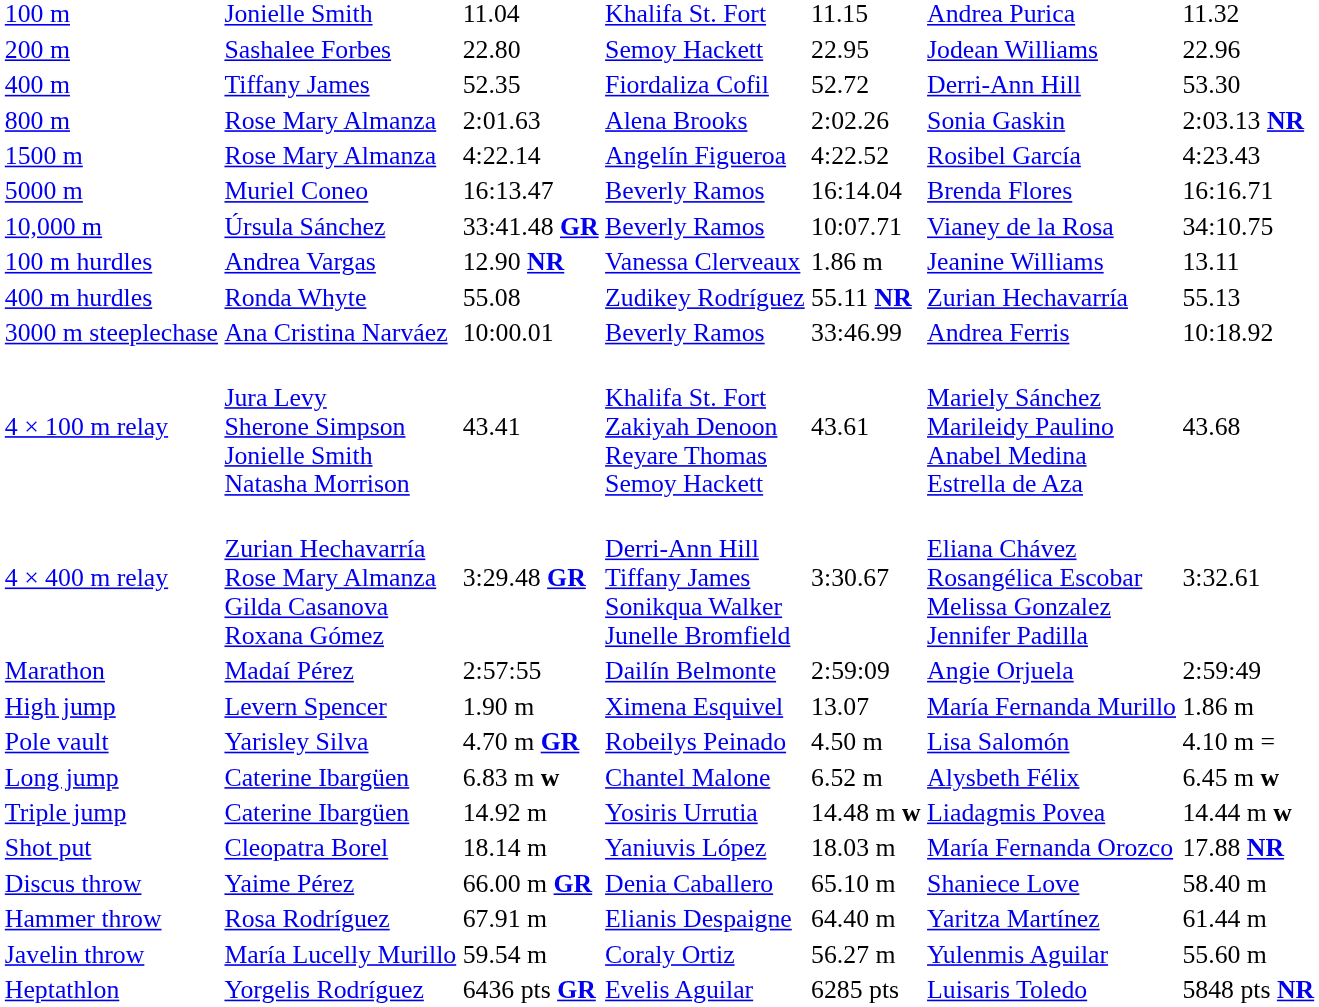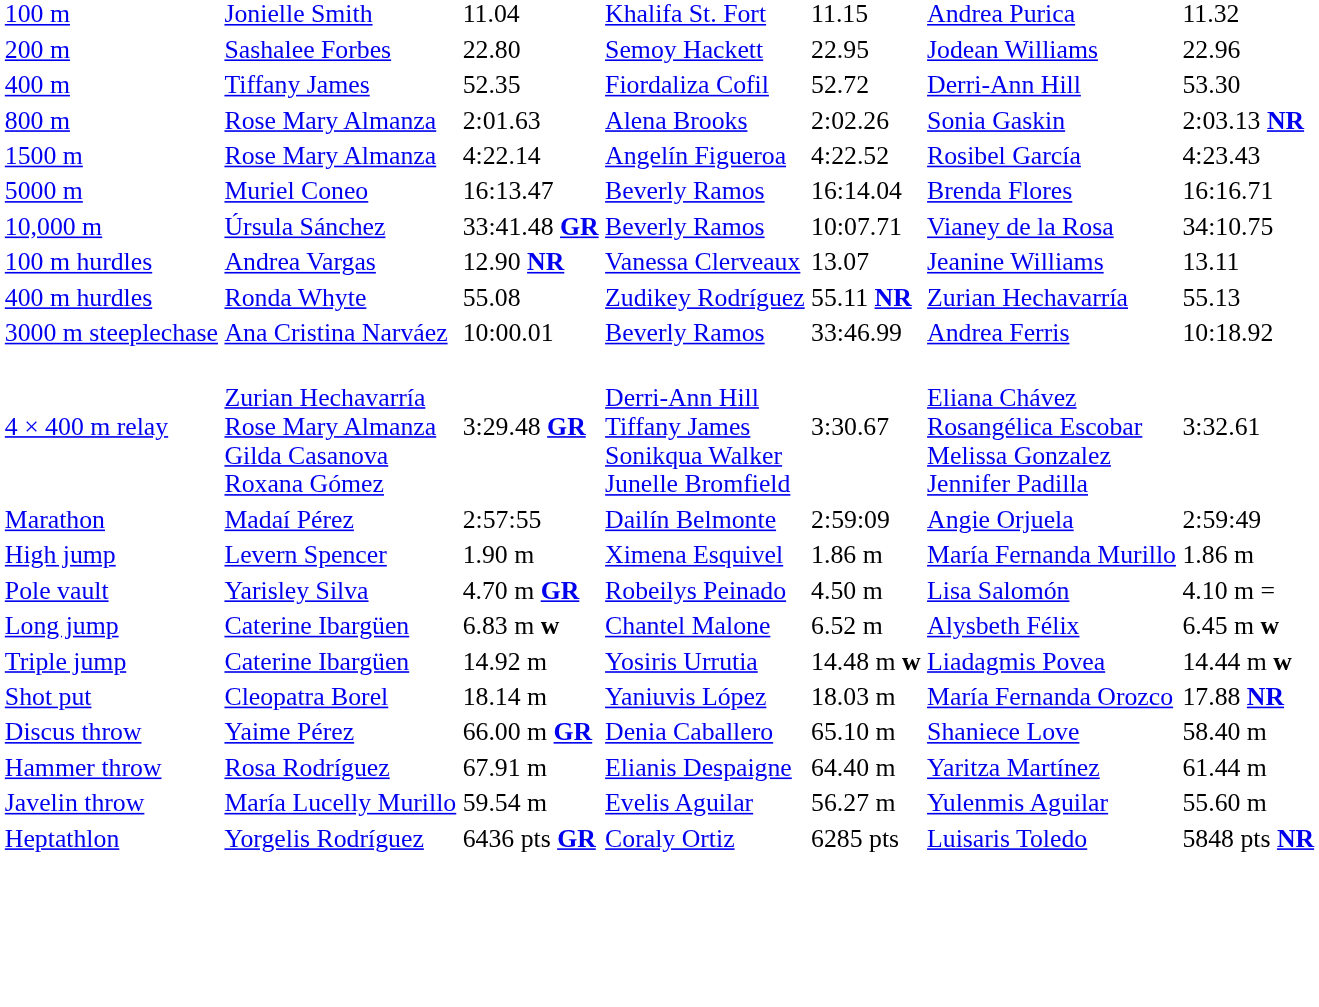(847, 261) 1.86 m -> (840, 261) 13.07
- row: (86, 426)
(840, 706) 13.07 -> (847, 554) 1.86 m
(670, 954) Coraly Ortiz -> (679, 802) Evelis Aguilar
(679, 989) Evelis Aguilar -> (670, 838) Coraly Ortiz
